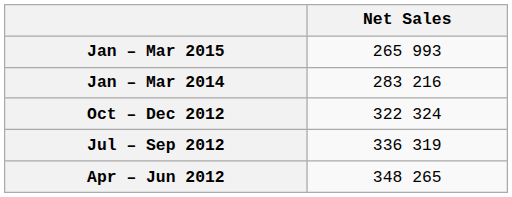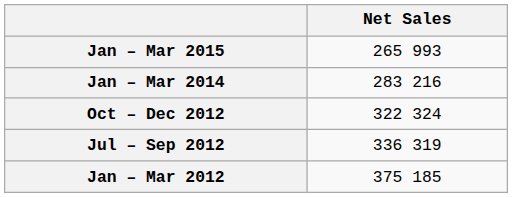- row: (156, 177)
+ row: (156, 177)
